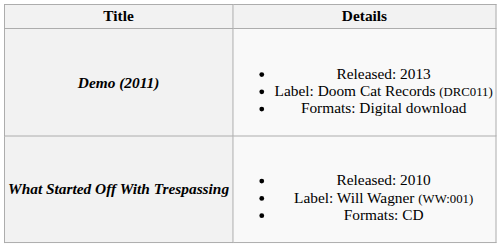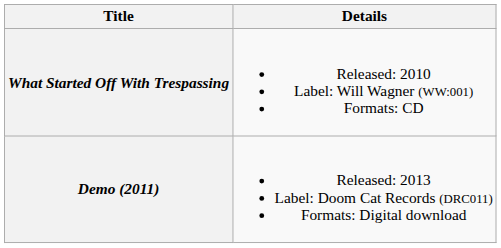rows swapped: (119, 189) <-> (119, 82)
